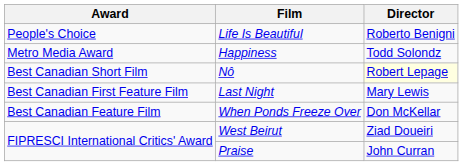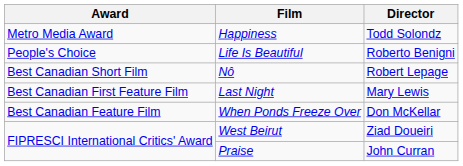rows swapped: (261, 33) <-> (247, 53)
(407, 72) lightyellow background -> (407, 72) no background
